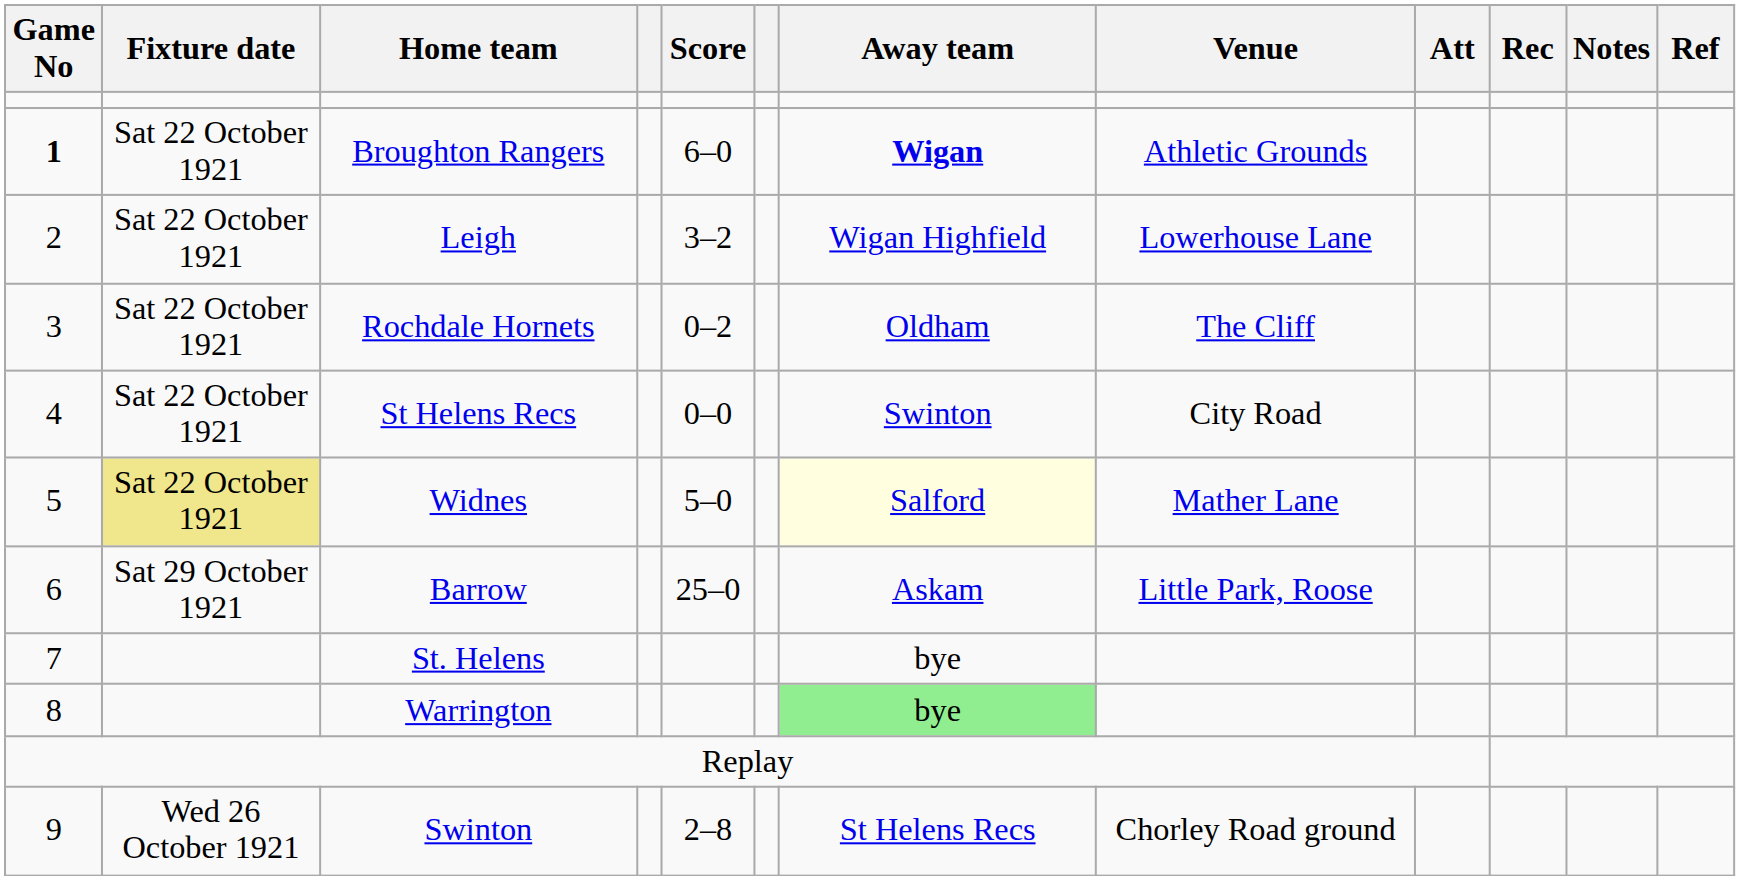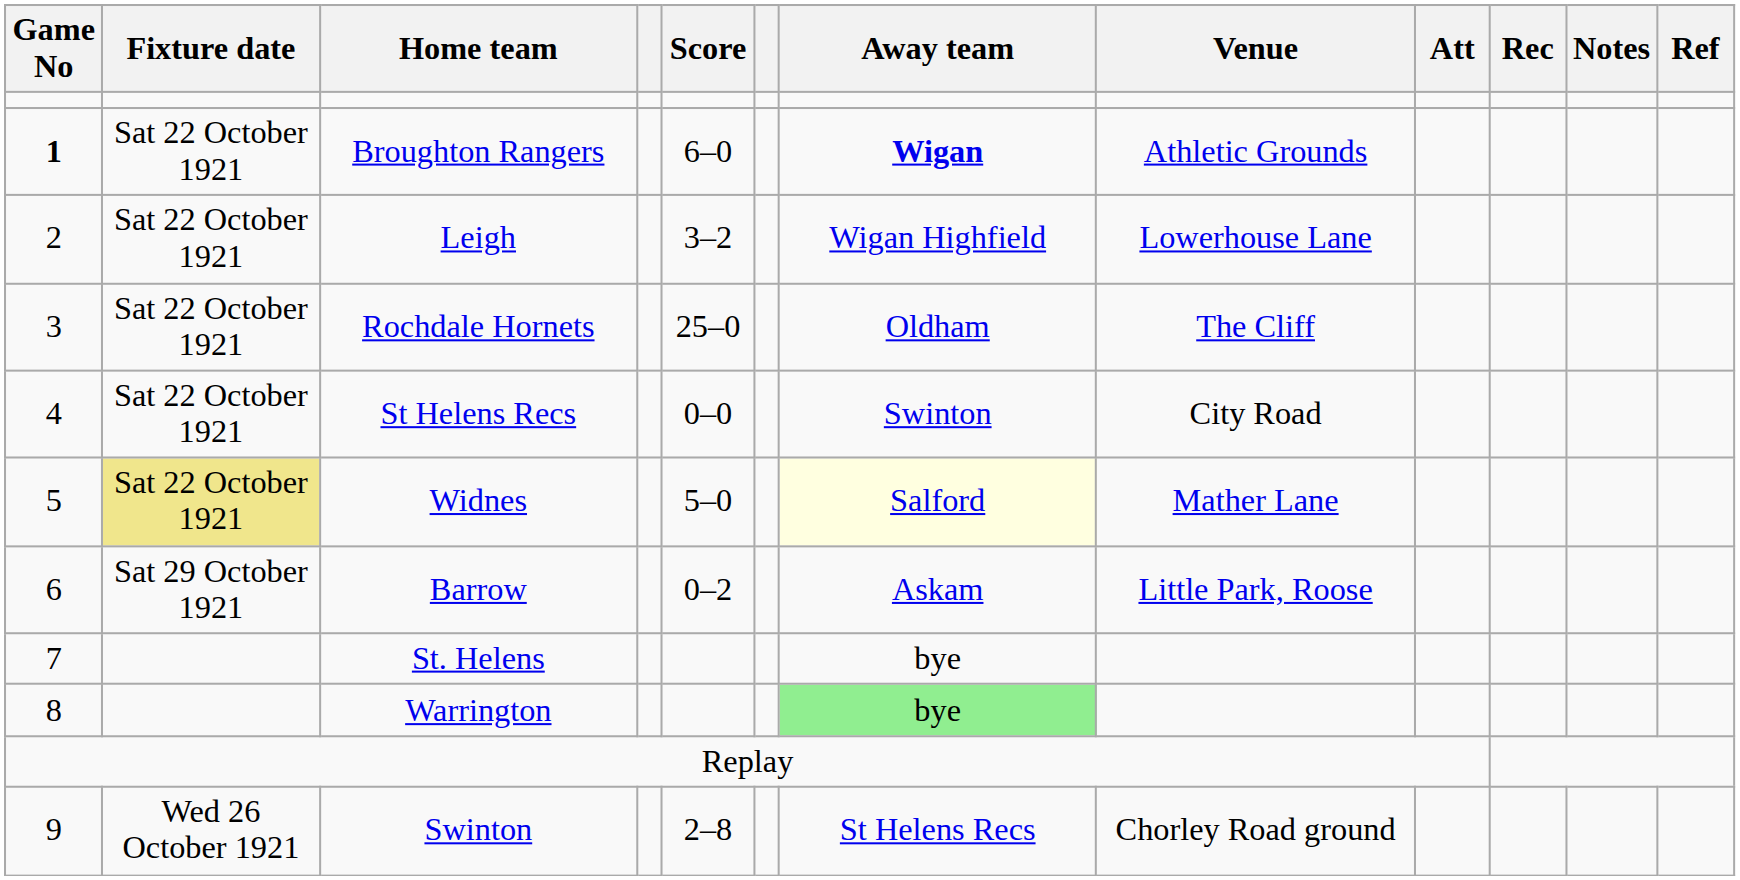(708, 326) 0–2 -> (708, 326) 25–0
(708, 588) 25–0 -> (708, 588) 0–2
